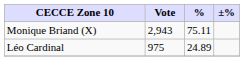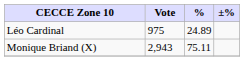rows swapped: (52, 30) <-> (35, 47)
